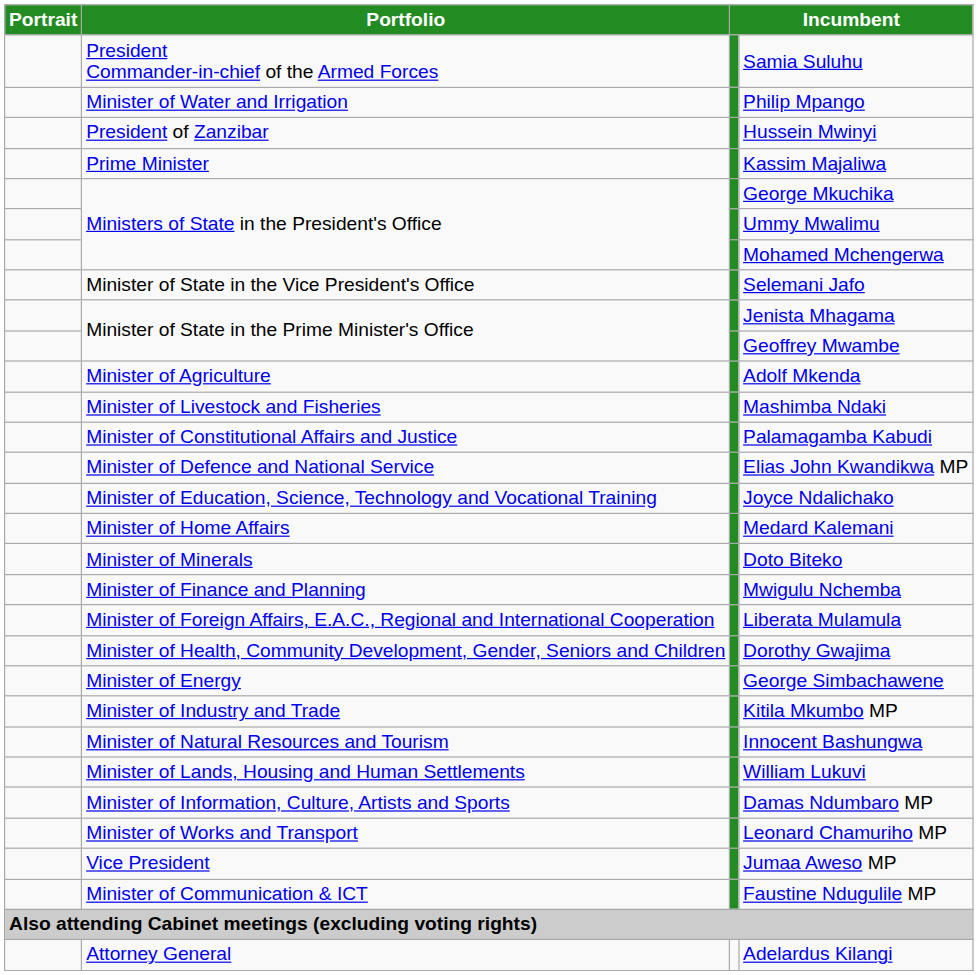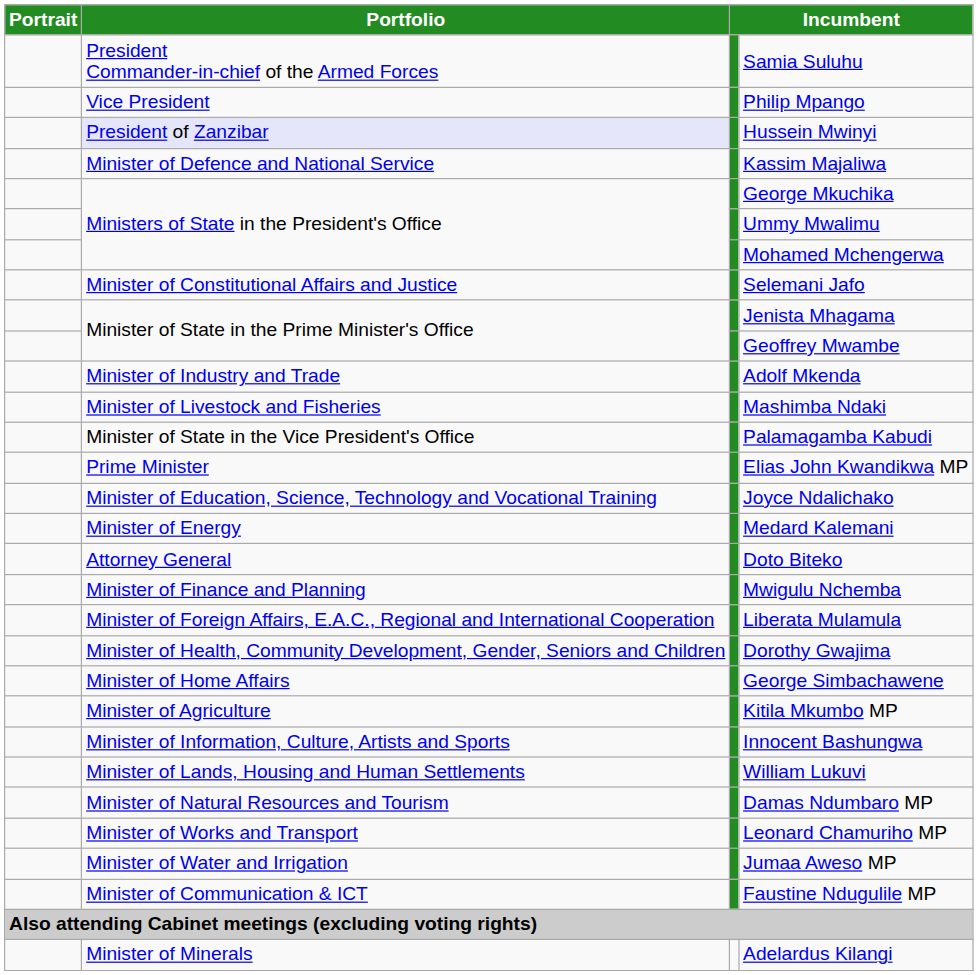(217, 102) Minister of Water and Irrigation -> (148, 102) Vice President
(177, 132) no background -> (177, 132) lavender background
(148, 163) Prime Minister -> (260, 163) Minister of Defence and National Service
(280, 284) Minister of State in the Vice President's Office -> (272, 284) Minister of Constitutional Affairs and Justice
(178, 376) Minister of Agriculture -> (213, 376) Minister of Industry and Trade
(272, 437) Minister of Constitutional Affairs and Justice -> (280, 437) Minister of State in the Vice President's Office
(260, 467) Minister of Defence and National Service -> (148, 467) Prime Minister
(188, 528) Minister of Home Affairs -> (164, 528) Minister of Energy
(169, 558) Minister of Minerals -> (159, 558) Attorney General
(164, 680) Minister of Energy -> (188, 680) Minister of Home Affairs
(213, 711) Minister of Industry and Trade -> (178, 711) Minister of Agriculture
(267, 741) Minister of Natural Resources and Tourism -> (298, 741) Minister of Information, Culture, Artists and Sports
(298, 802) Minister of Information, Culture, Artists and Sports -> (267, 802) Minister of Natural Resources and Tourism
(148, 863) Vice President -> (217, 863) Minister of Water and Irrigation
(159, 954) Attorney General -> (169, 954) Minister of Minerals
